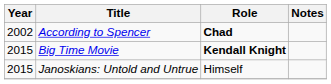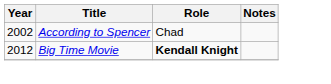(218, 32) bold -> (169, 32) normal
(20, 50) 2015 -> (20, 50) 2012
- row: (118, 69)
